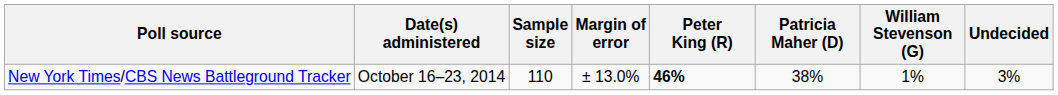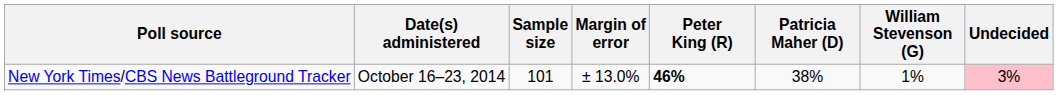(540, 77) 110 -> (540, 77) 101
(1009, 77) no background -> (1009, 77) pink background
